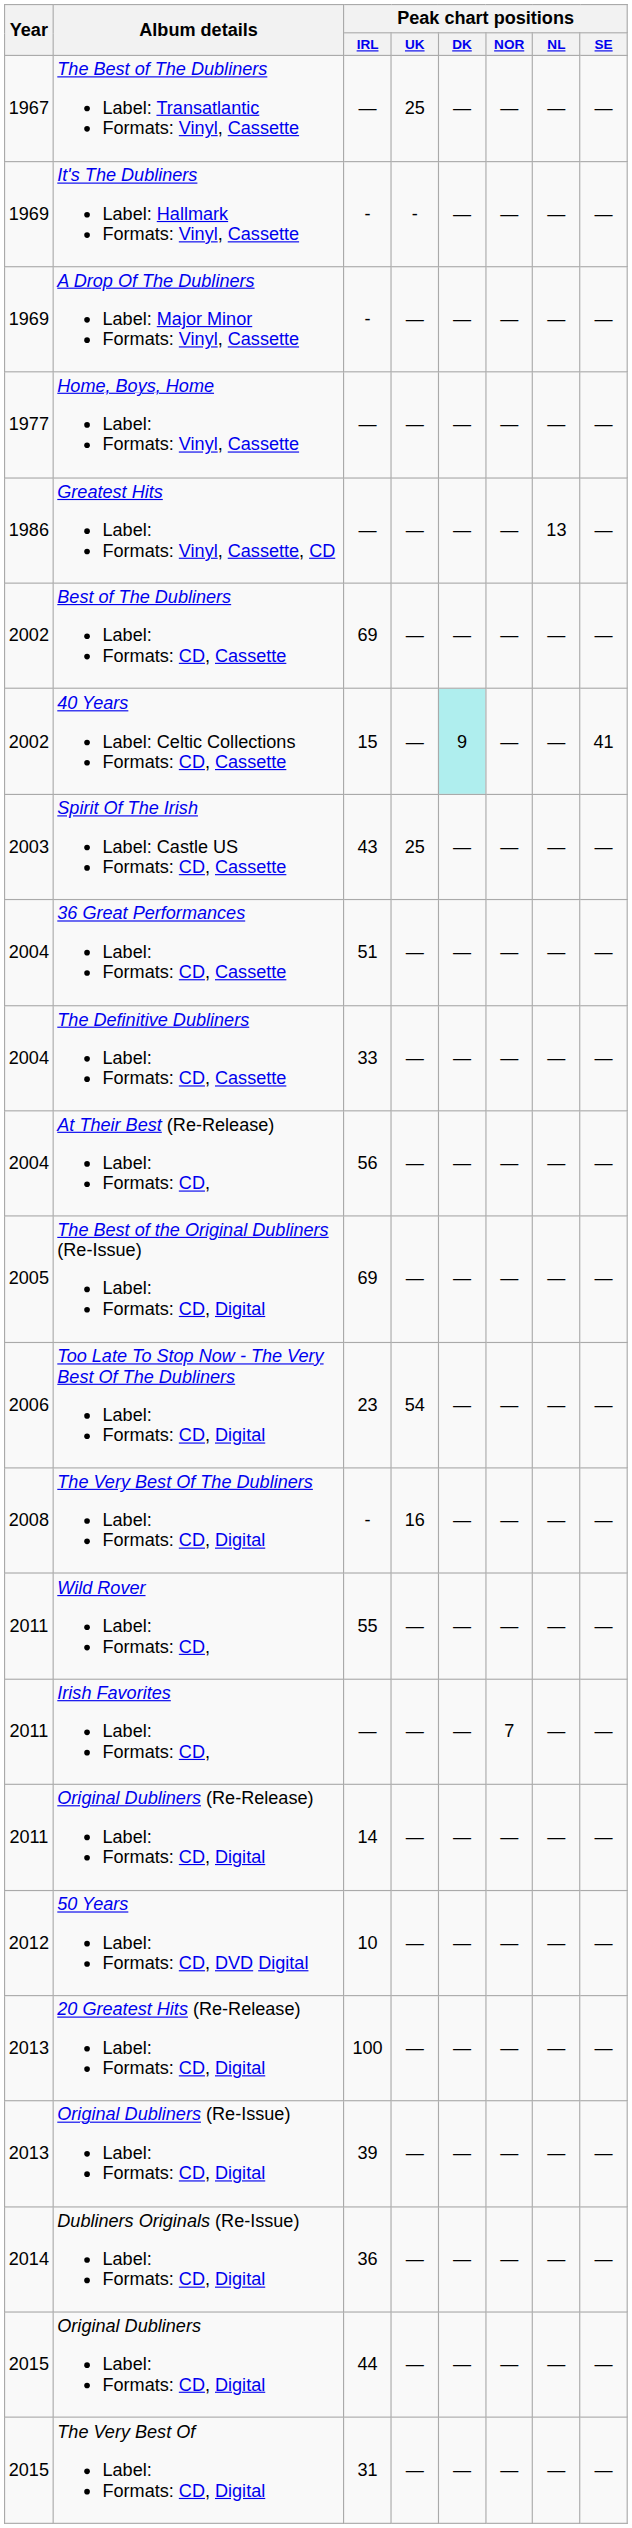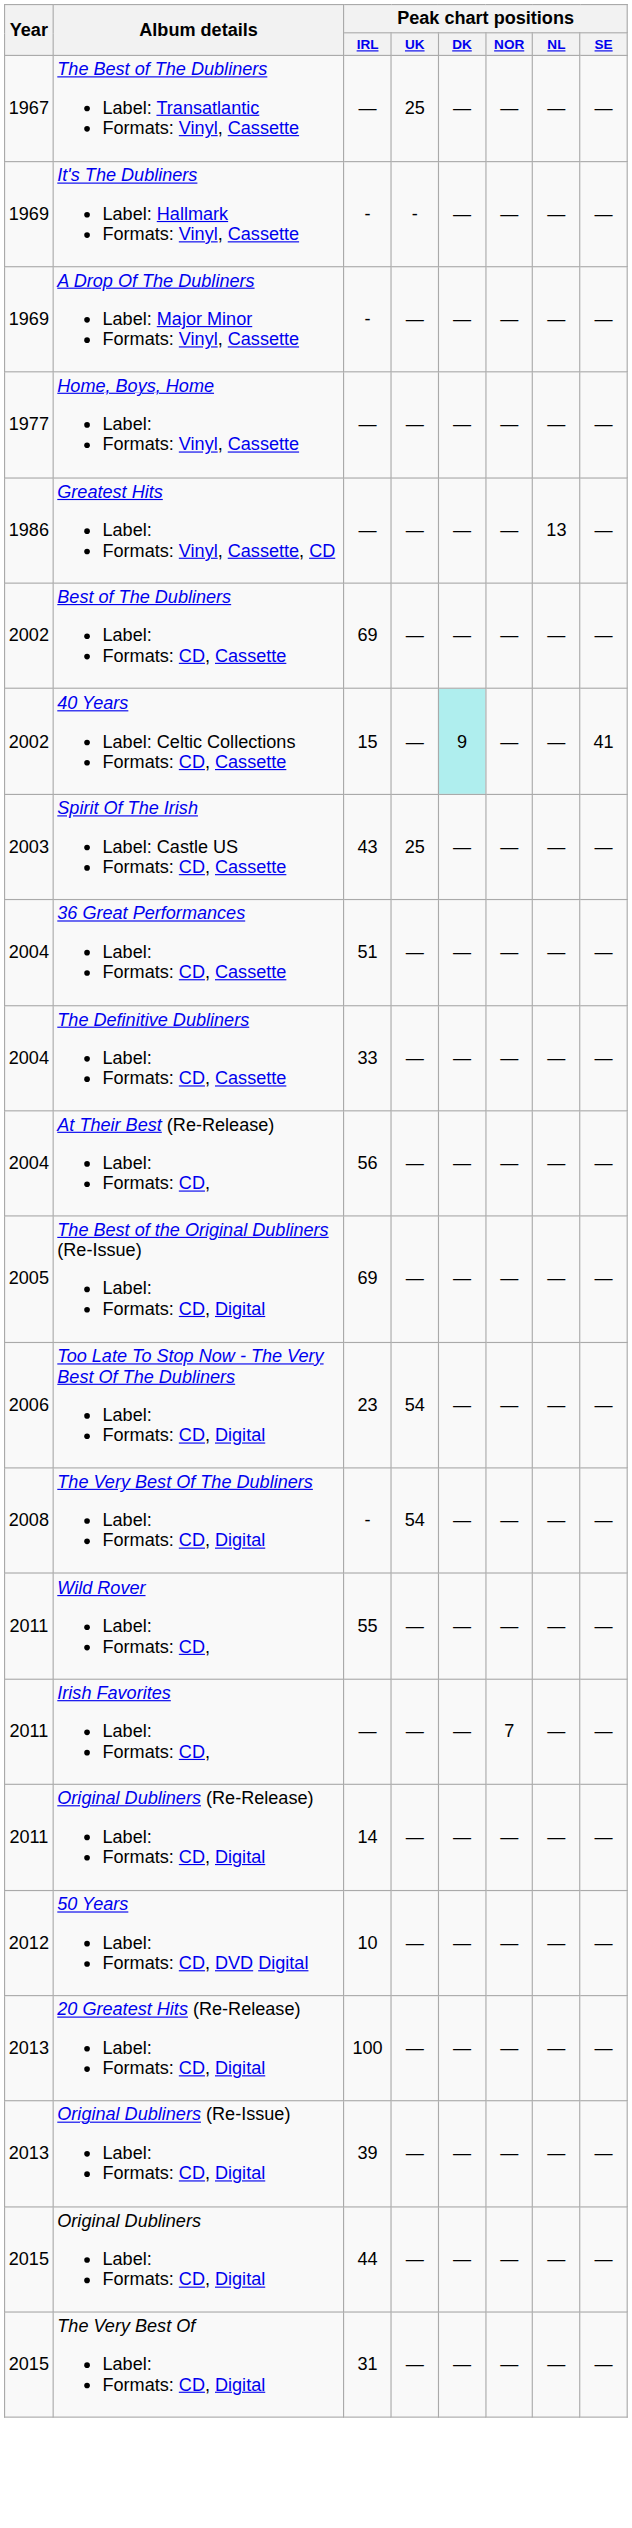(415, 1520) 16 -> (415, 1520) 54
- row: (199, 2250)
